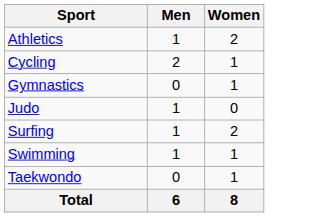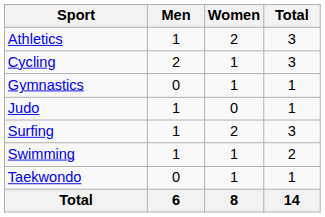+ column: (292, 16)
